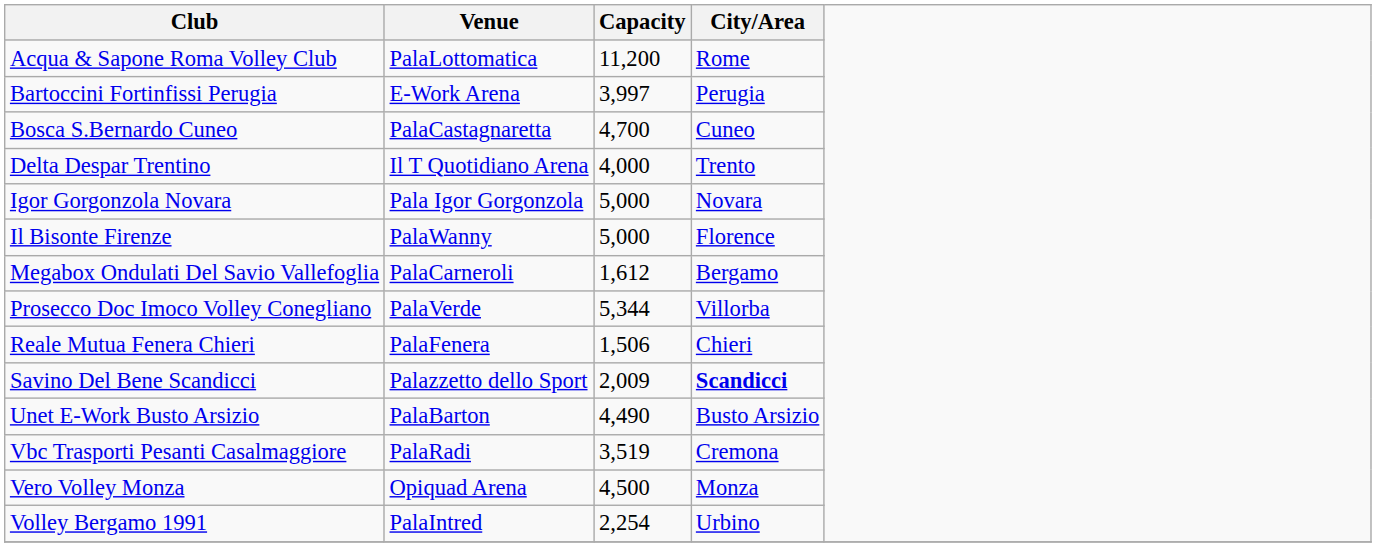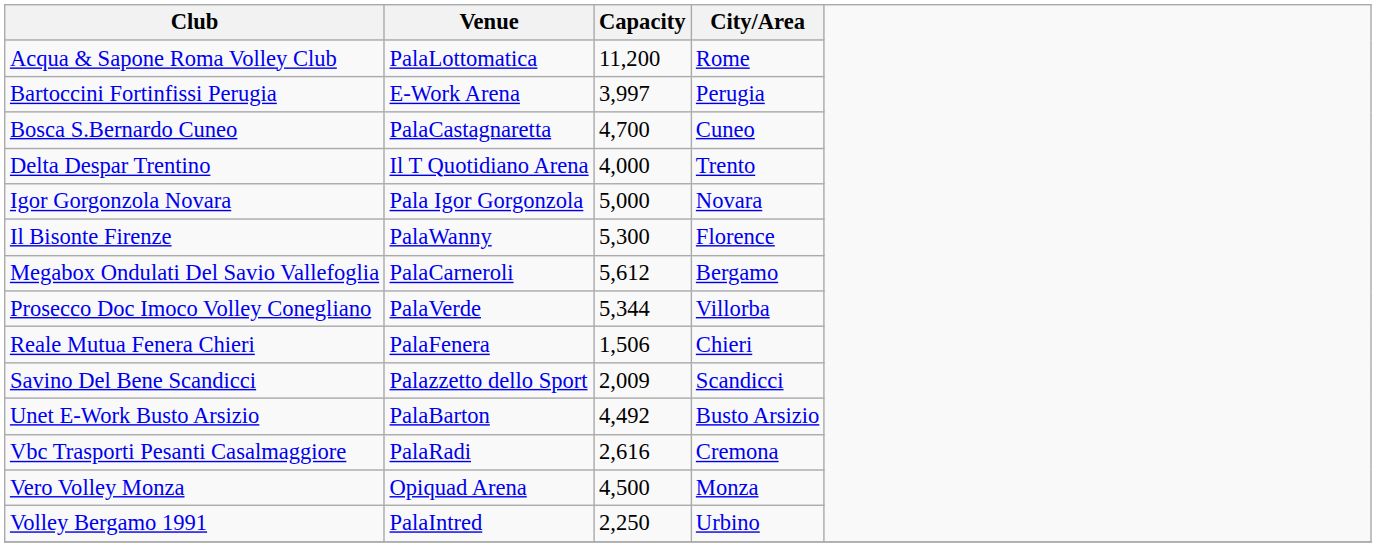(624, 237) 5,000 -> (624, 237) 5,300
(624, 272) 1,612 -> (624, 272) 5,612
(742, 380) bold -> (740, 380) normal
(624, 415) 4,490 -> (624, 415) 4,492
(624, 451) 3,519 -> (624, 451) 2,616
(624, 523) 2,254 -> (624, 523) 2,250
